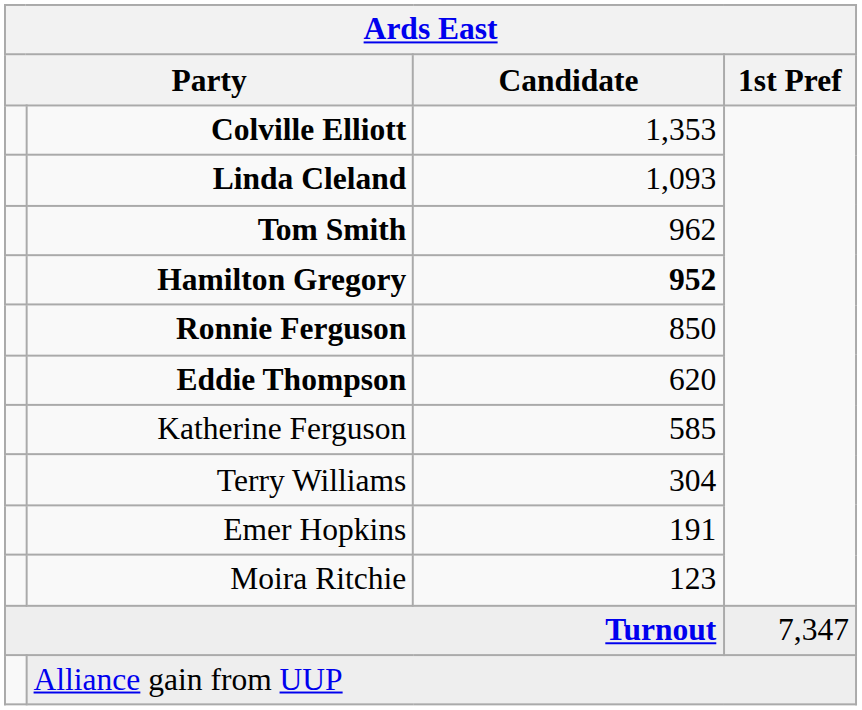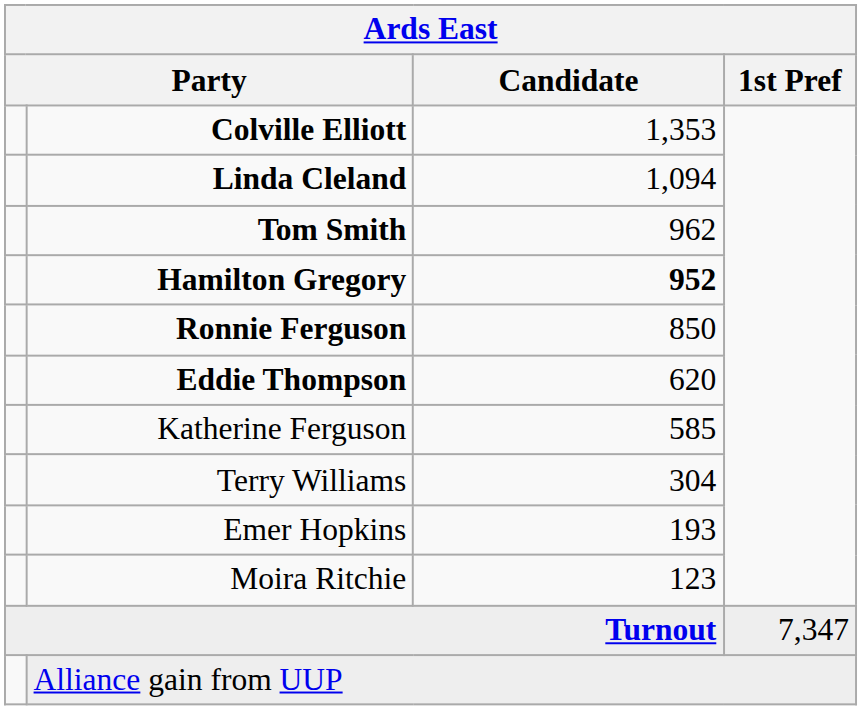(681, 179) 1,093 -> (681, 179) 1,094
(693, 529) 191 -> (693, 529) 193
